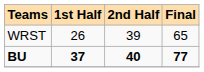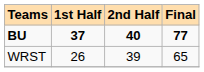rows swapped: (17, 56) <-> (27, 35)
